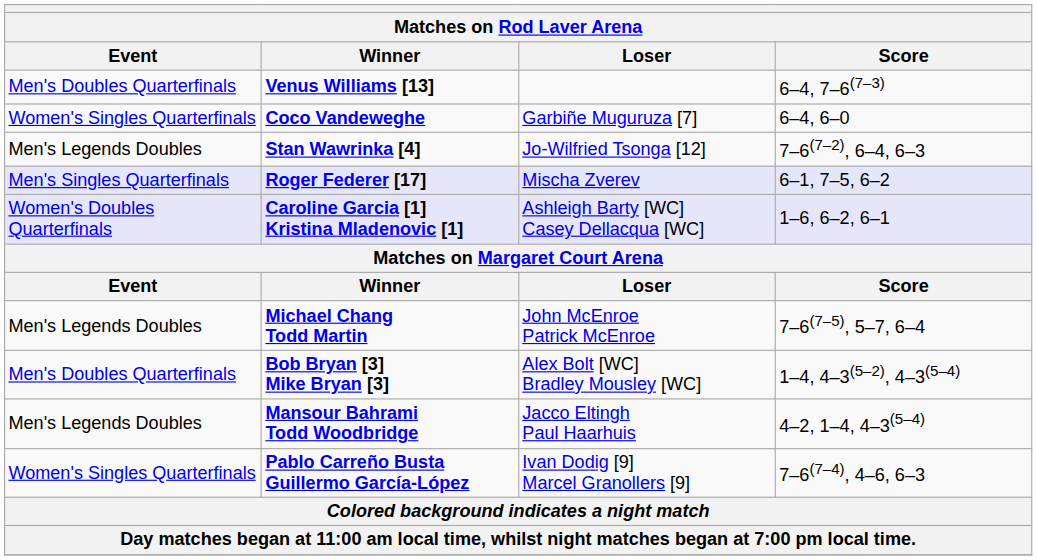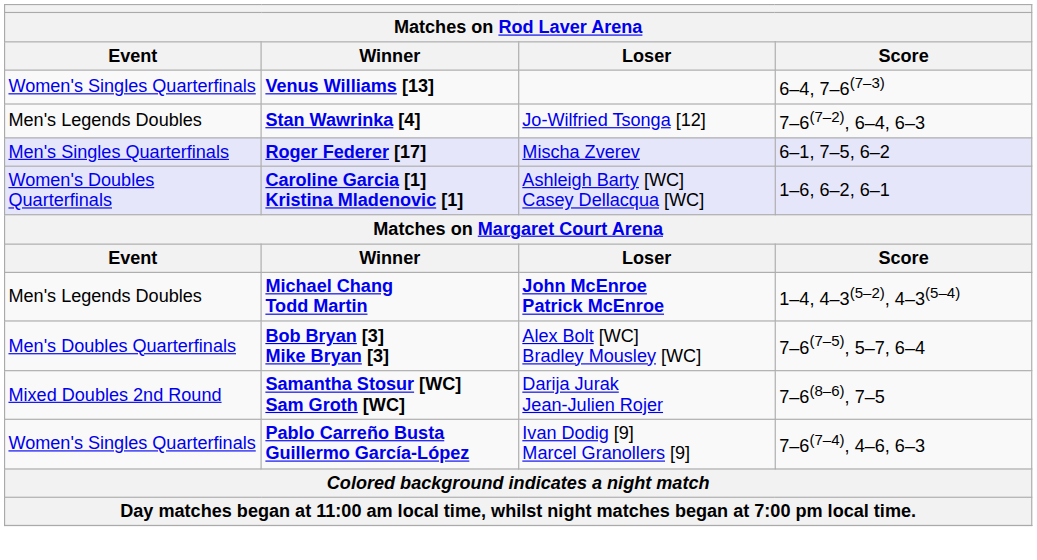(122, 86) Men's Doubles Quarterfinals -> (132, 86) Women's Singles Quarterfinals
- row: (345, 118)
(589, 325) normal -> (593, 296) bold
(852, 325) 7–6(7–5), 5–7, 6–4 -> (870, 296) 1–4, 4–3(5–2), 4–3(5–4)
(870, 374) 1–4, 4–3(5–2), 4–3(5–4) -> (852, 345) 7–6(7–5), 5–7, 6–4
- row: (342, 423)
+ row: (363, 394)
